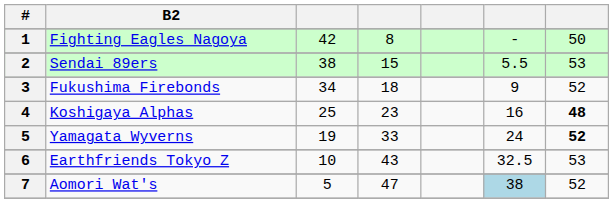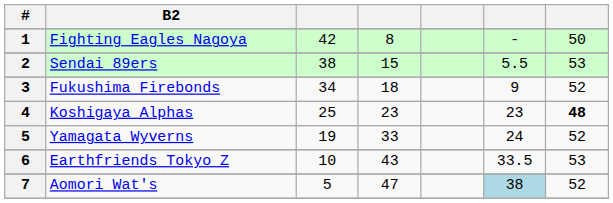(515, 114) 16 -> (515, 114) 23
(577, 138) bold -> (577, 138) normal
(515, 162) 32.5 -> (515, 162) 33.5
